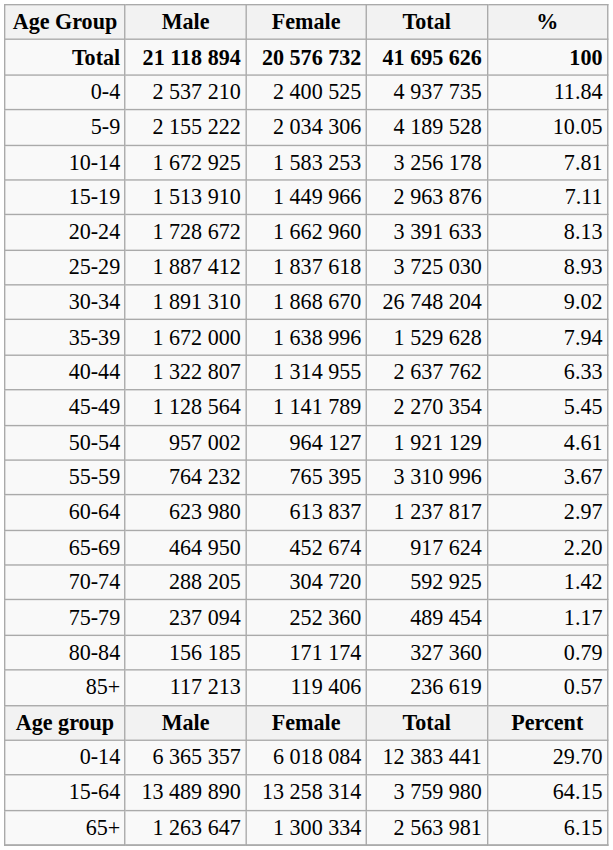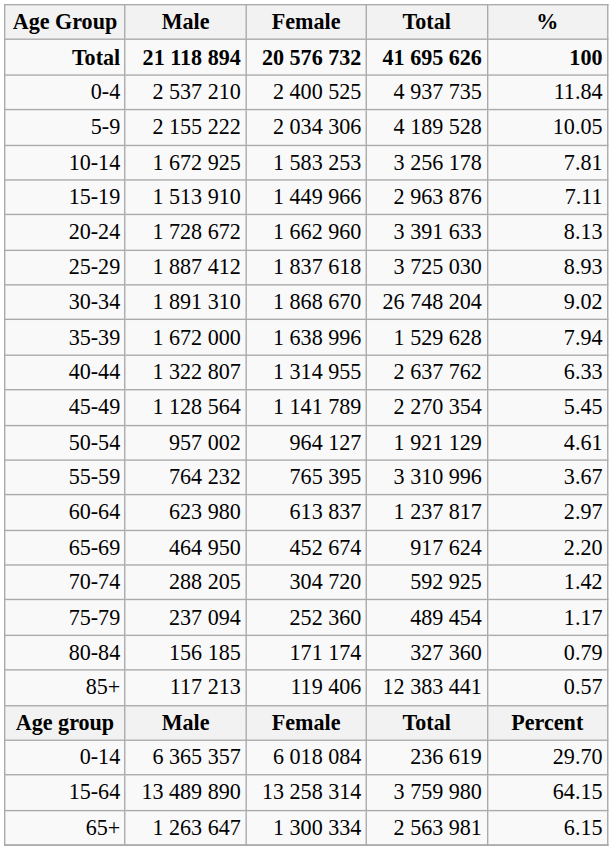(446, 687) 236 619 -> (432, 687) 12 383 441
(432, 757) 12 383 441 -> (446, 757) 236 619
